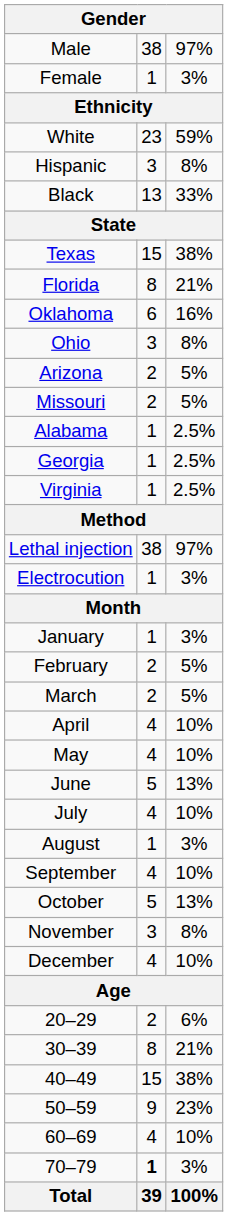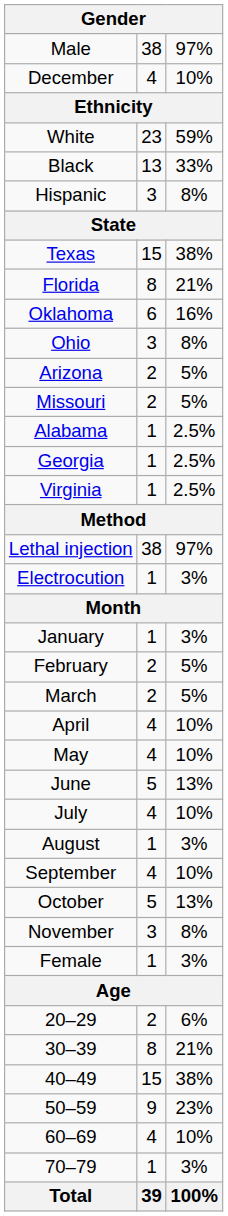rows swapped: (71, 78) <-> (71, 961)
rows swapped: (71, 195) <-> (71, 166)
(152, 1167) bold -> (152, 1167) normal
